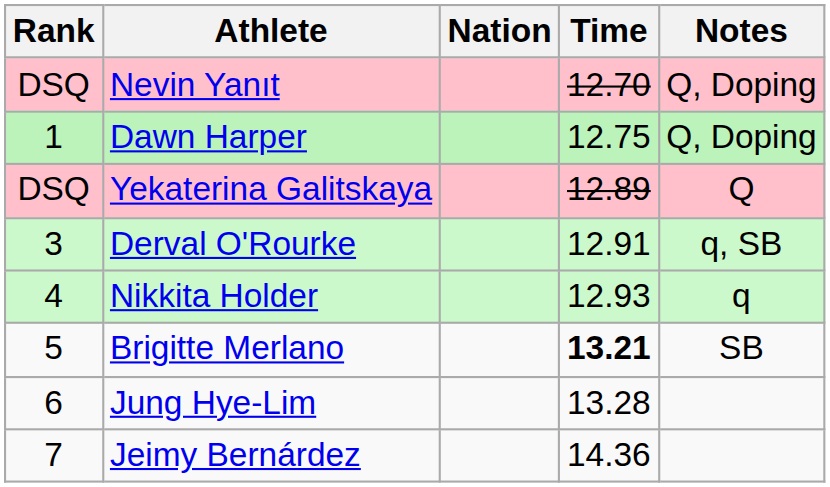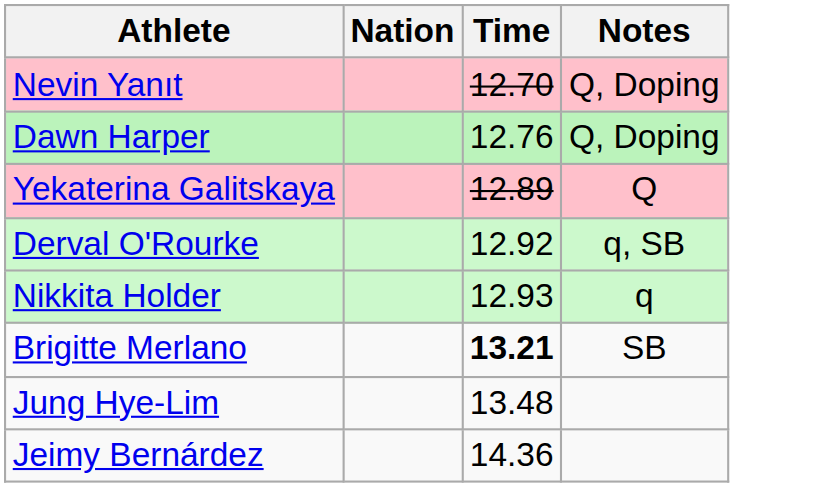- column: (54, 31)
(609, 137) 12.75 -> (512, 137) 12.76
(609, 243) 12.91 -> (512, 243) 12.92
(609, 402) 13.28 -> (512, 402) 13.48
